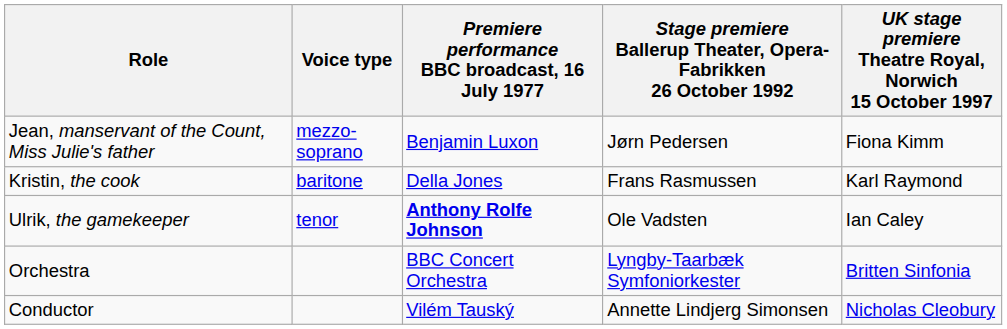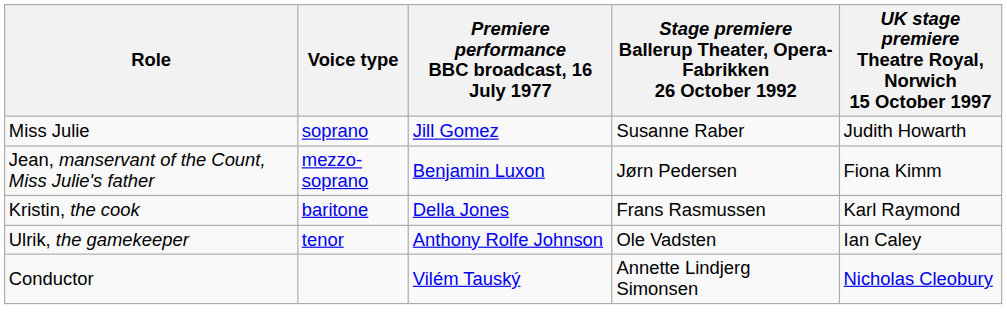+ row: (49, 131)
(469, 220) bold -> (508, 239) normal
- row: (49, 270)
